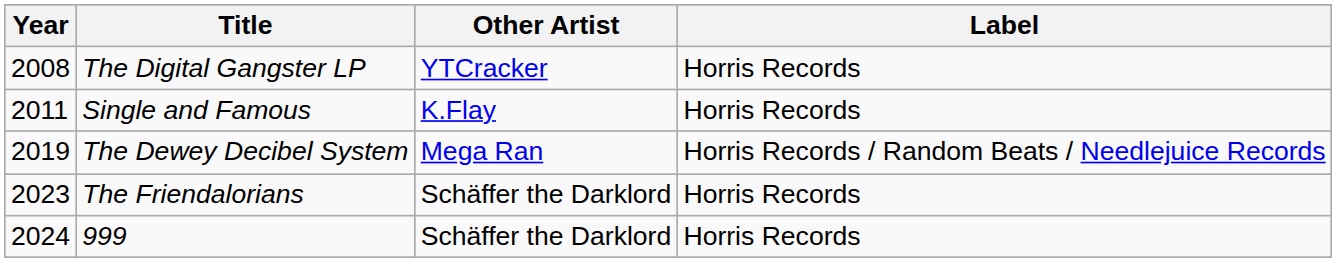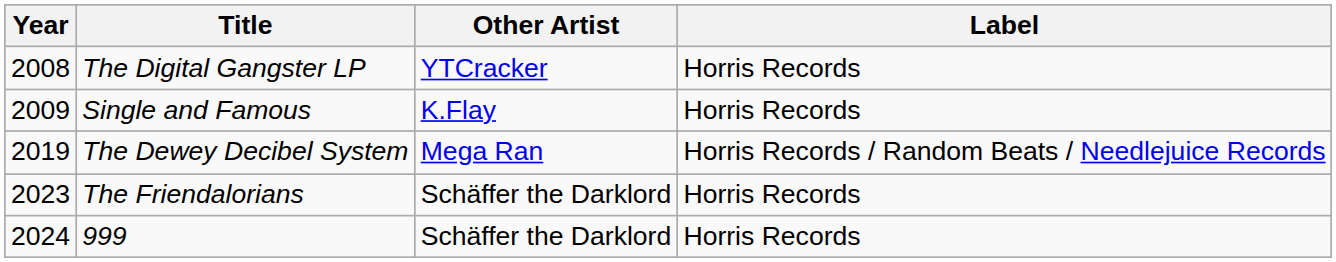(40, 109) 2011 -> (40, 109) 2009
